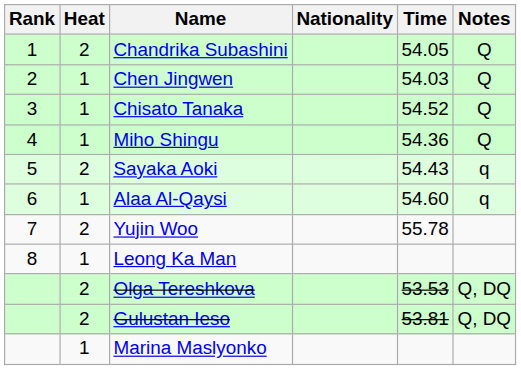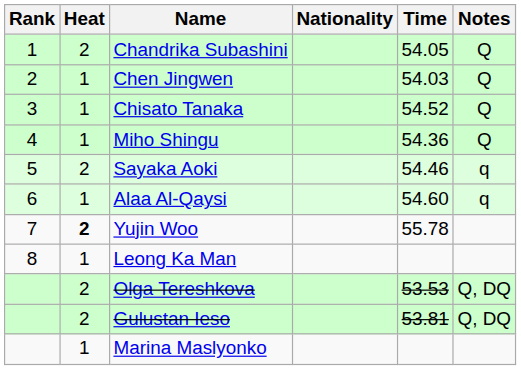(425, 169) 54.43 -> (425, 169) 54.46
(84, 229) normal -> (84, 229) bold
